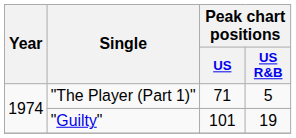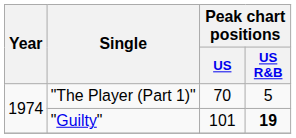(222, 95) 71 -> (222, 95) 70
(268, 121) normal -> (268, 121) bold
